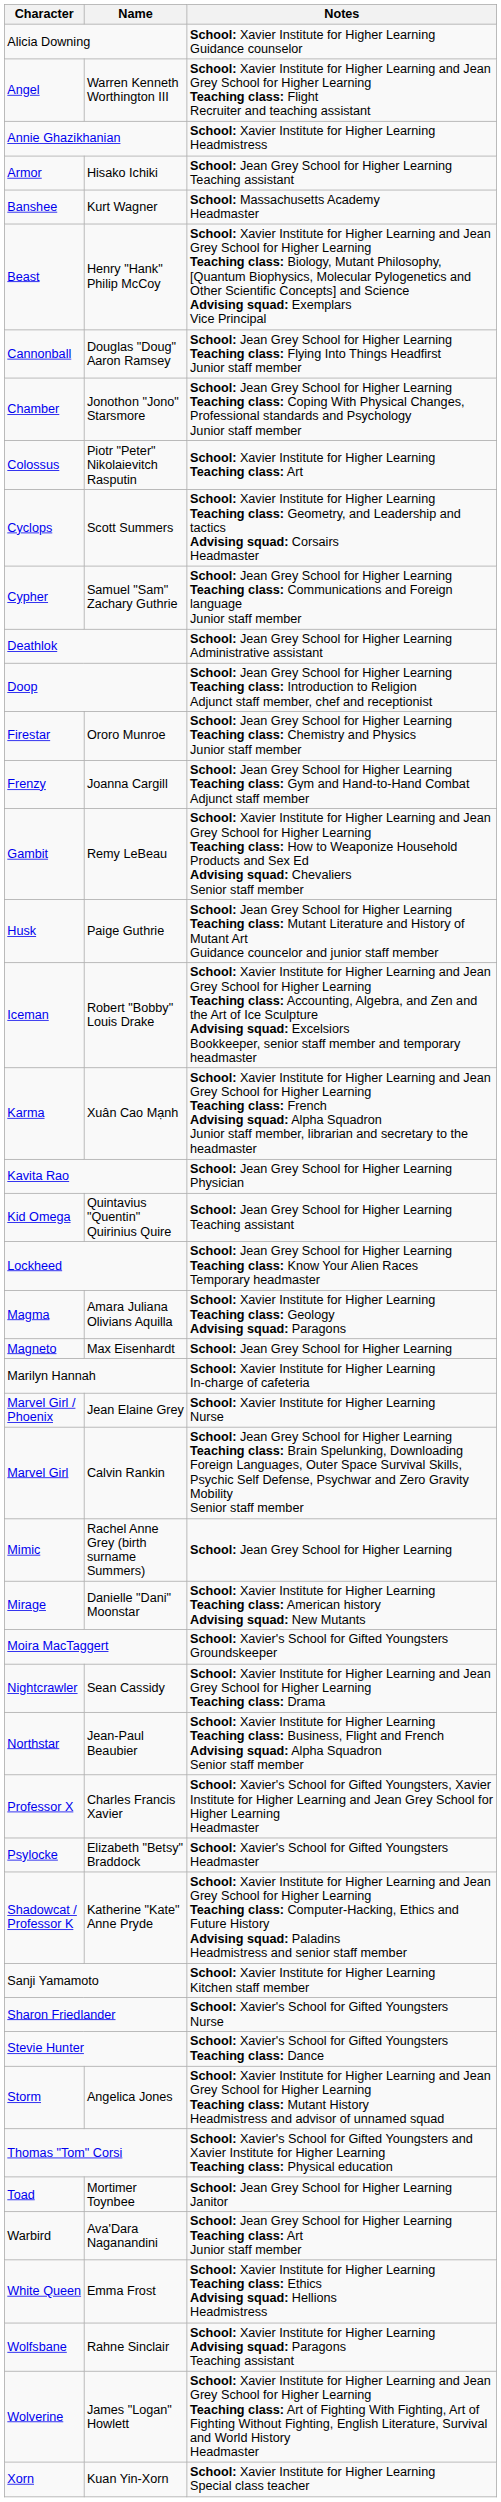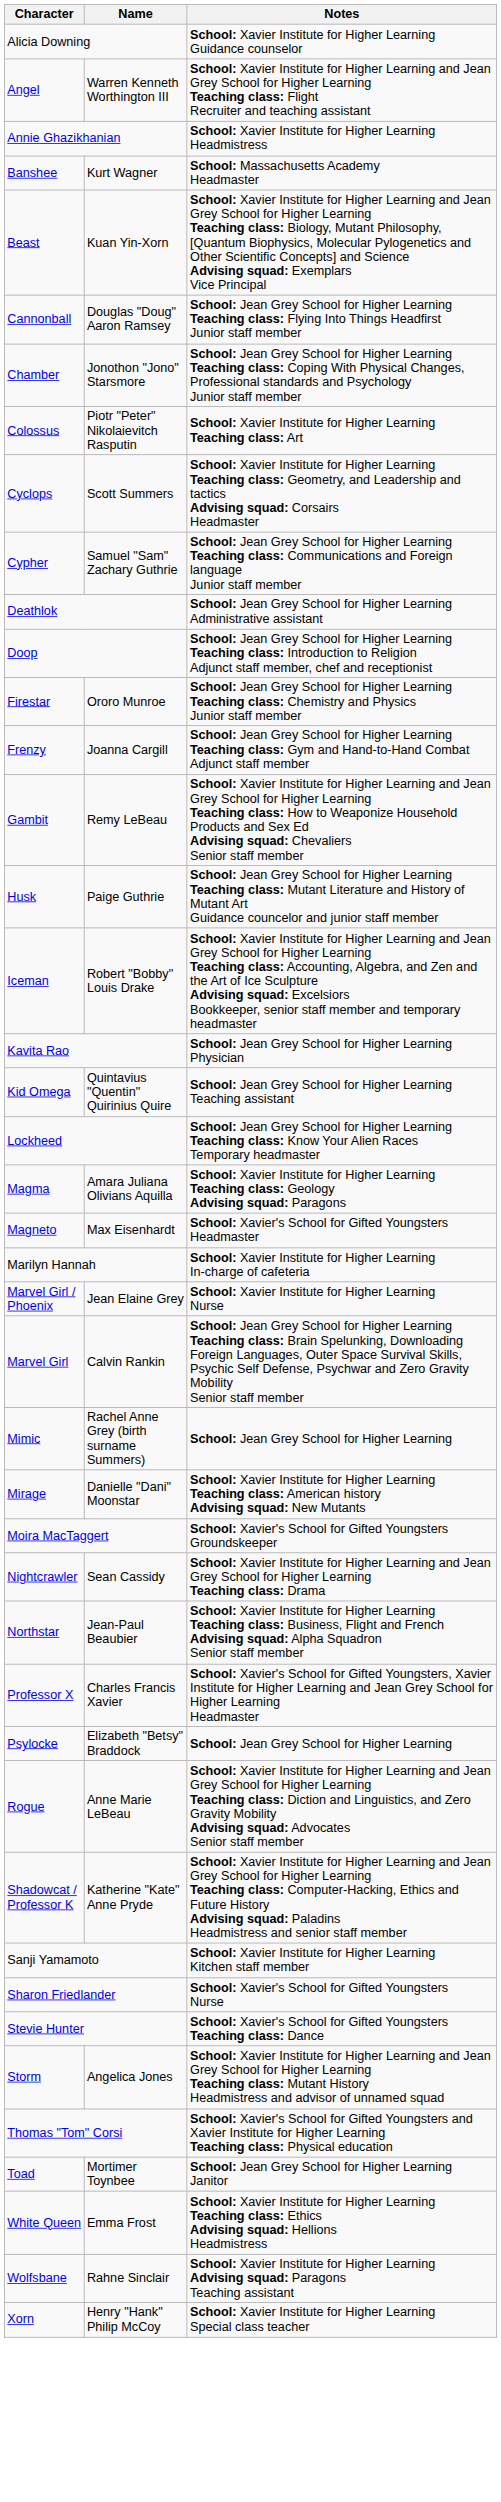- row: (25, 172)
(125, 277) Henry "Hank" Philip McCoy -> (128, 242) Kuan Yin-Xorn
- row: (26, 1113)
(321, 1348) School: Jean Grey School for Higher Learning -> (319, 1230) School: Xavier's School for Gifted Youngsters Headmaster
(319, 1855) School: Xavier's School for Gifted Youngsters Headmaster -> (321, 1743) School: Jean Grey School for Higher Learning
+ row: (26, 1806)
- row: (29, 2235)
- row: (35, 2416)
(128, 2479) Kuan Yin-Xorn -> (125, 2319) Henry "Hank" Philip McCoy
